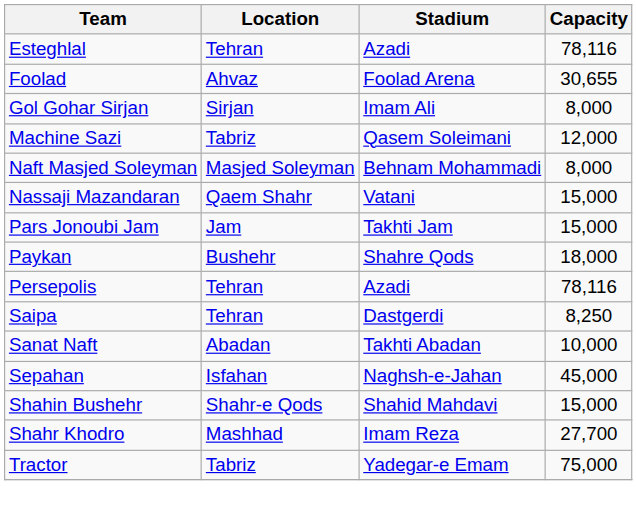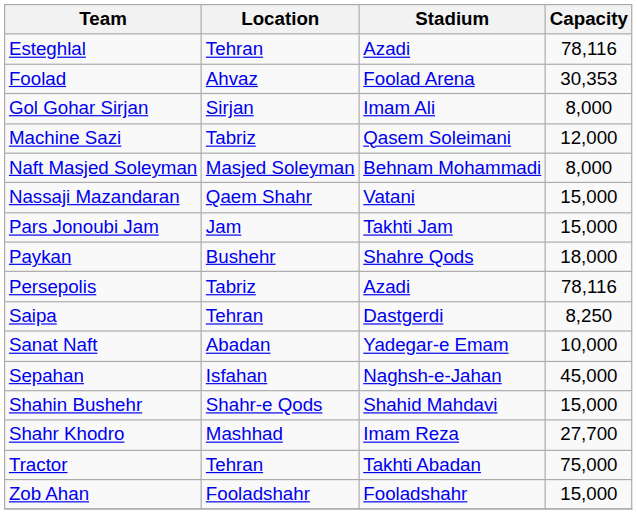(589, 78) 30,655 -> (589, 78) 30,353
(234, 286) Tehran -> (231, 286) Tabriz
(422, 345) Takhti Abadan -> (436, 345) Yadegar-e Emam
(231, 464) Tabriz -> (234, 464) Tehran
(436, 464) Yadegar-e Emam -> (422, 464) Takhti Abadan
+ row: (49, 494)
